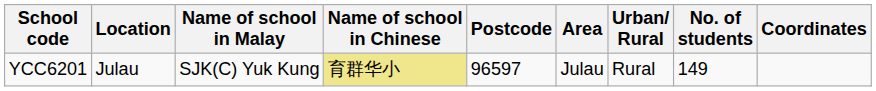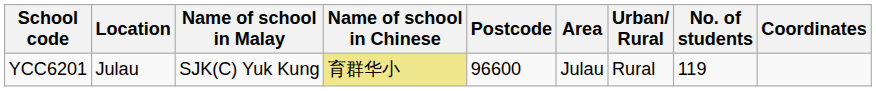(496, 69) 96597 -> (496, 69) 96600
(693, 69) 149 -> (692, 69) 119
